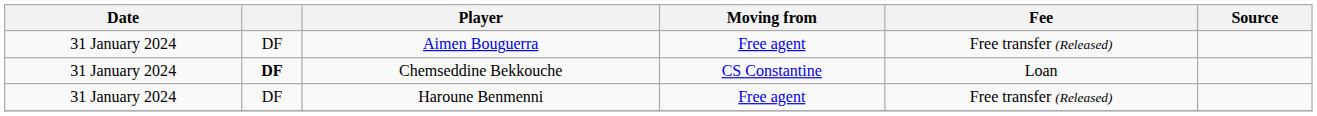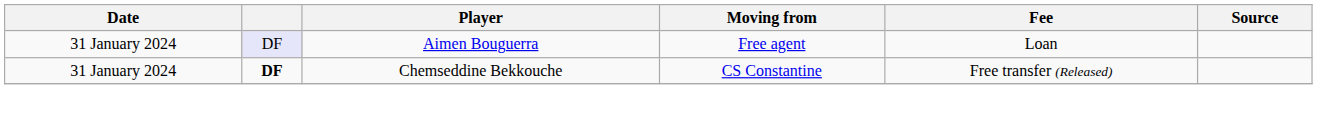(272, 43) no background -> (272, 43) lavender background
(1041, 43) Free transfer (Released) -> (1041, 43) Loan
(1041, 70) Loan -> (1041, 70) Free transfer (Released)
- row: (481, 96)
